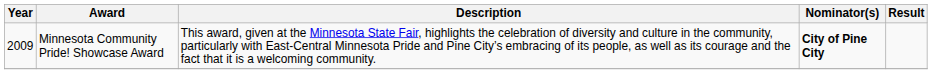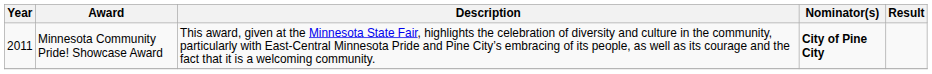(20, 45) 2009 -> (20, 45) 2011
